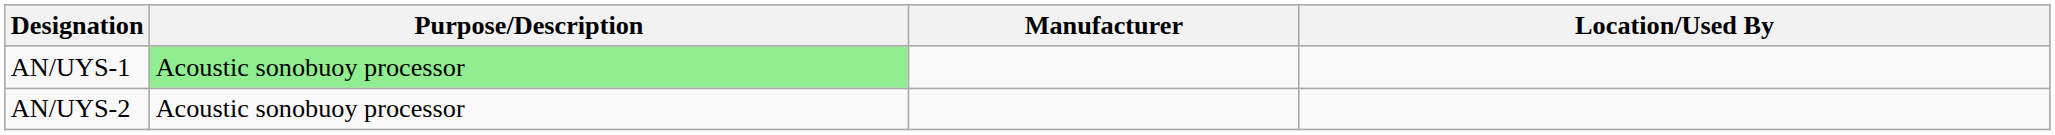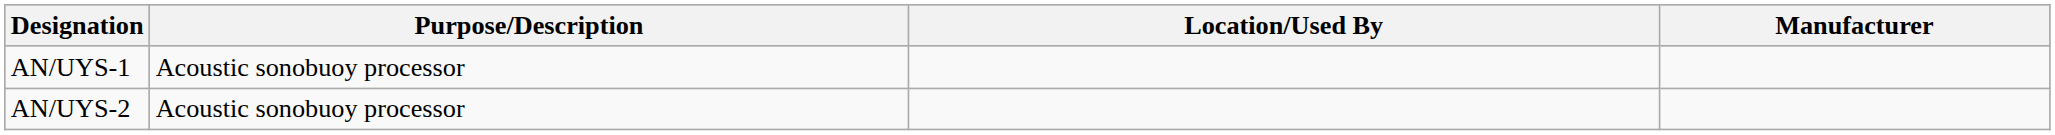columns swapped: (1675, 25) <-> (1104, 25)
(310, 66) lightgreen background -> (310, 66) no background
